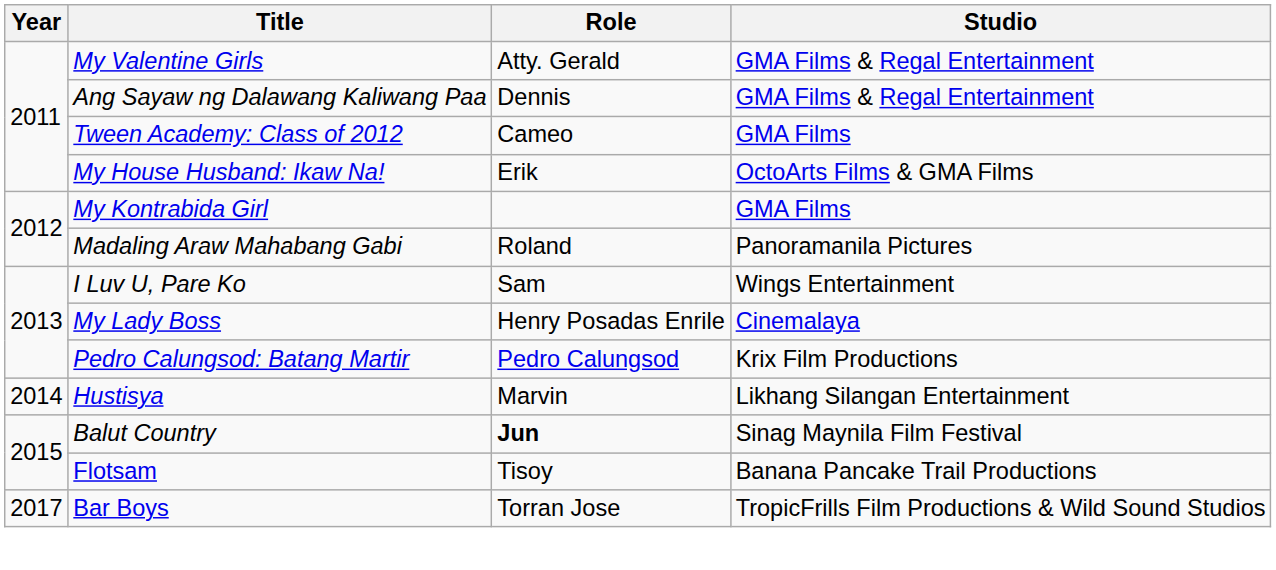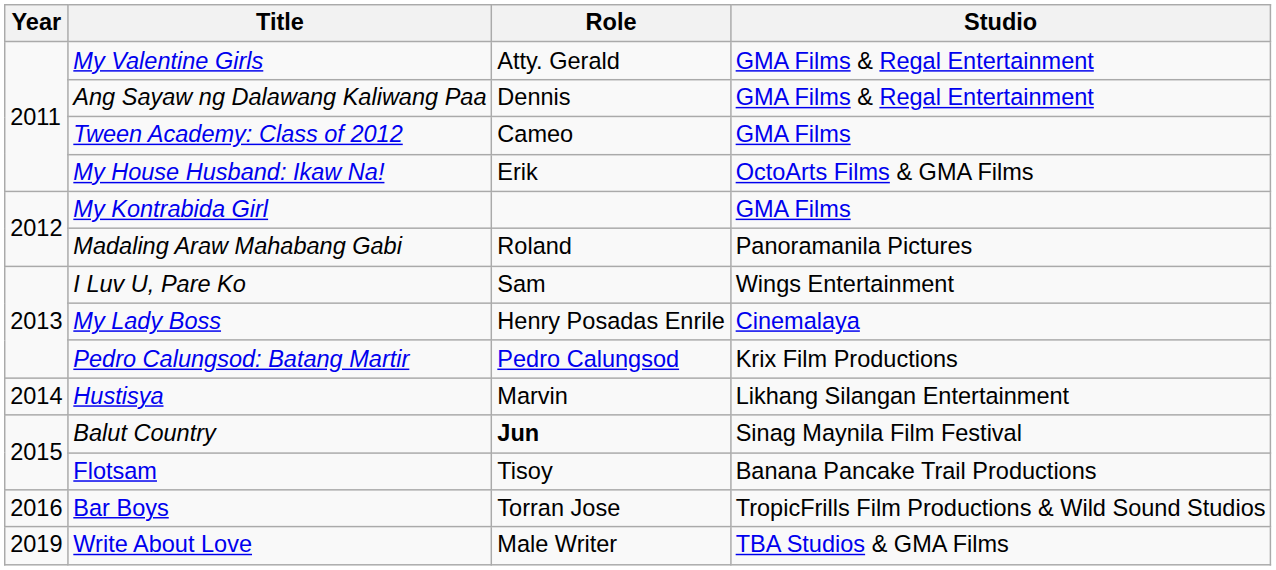(36, 508) 2017 -> (36, 508) 2016
+ row: (163, 545)
